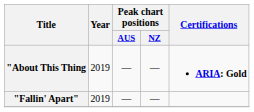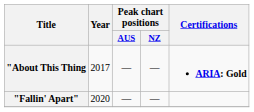(100, 68) 2019 -> (100, 68) 2017
(100, 99) 2019 -> (100, 99) 2020
